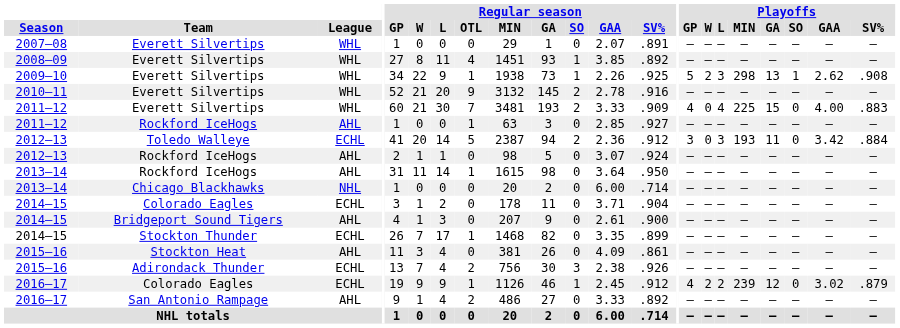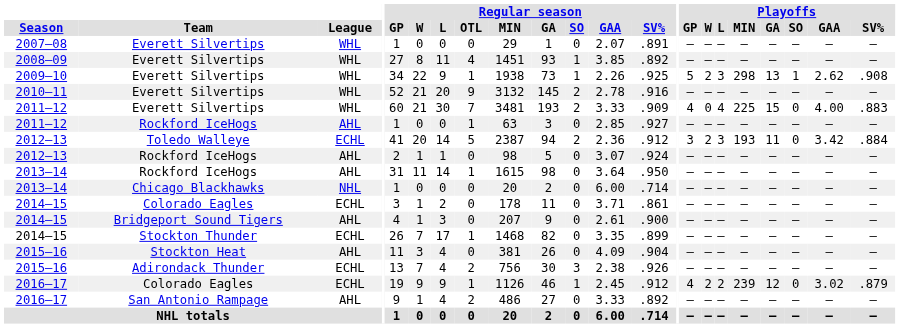(708, 140) 0 -> (708, 140) 2
(654, 204) .904 -> (654, 204) .861
(654, 252) .861 -> (654, 252) .904
